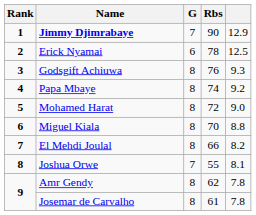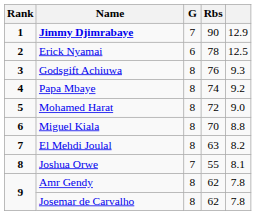(213, 145) 66 -> (213, 145) 63
(213, 201) 61 -> (213, 201) 62
